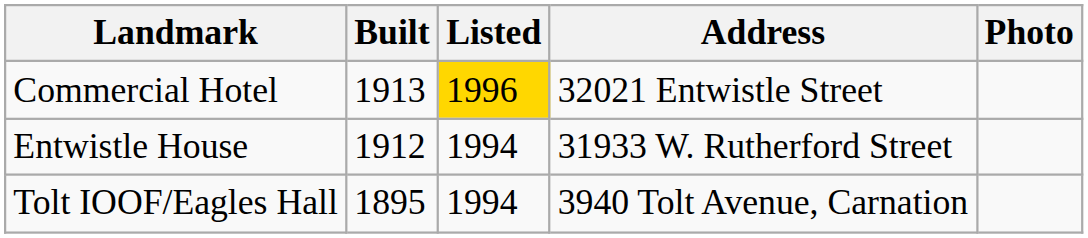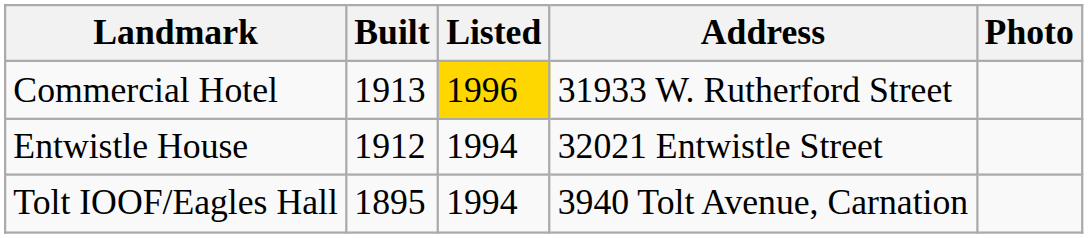(720, 89) 32021 Entwistle Street -> (755, 89) 31933 W. Rutherford Street
(755, 145) 31933 W. Rutherford Street -> (720, 145) 32021 Entwistle Street
